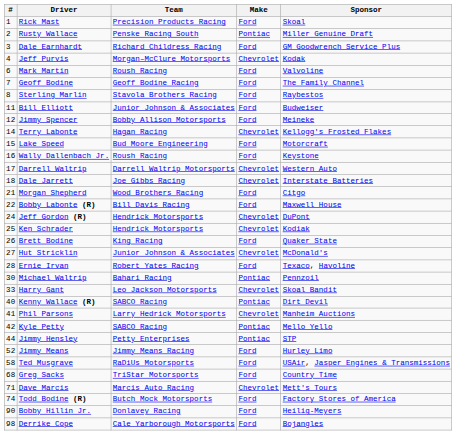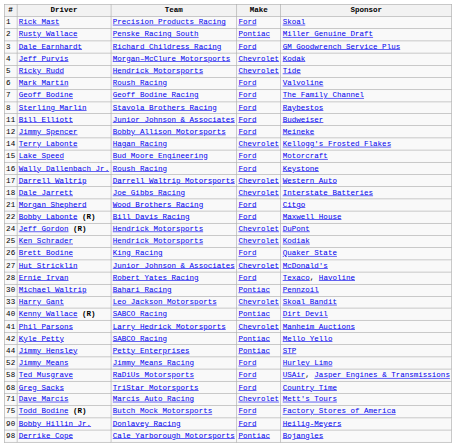+ row: (41, 72)
(11, 400) 74 -> (11, 412) 75
(247, 424) Ford -> (254, 436) Pontiac
